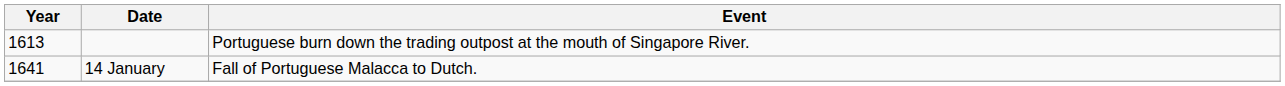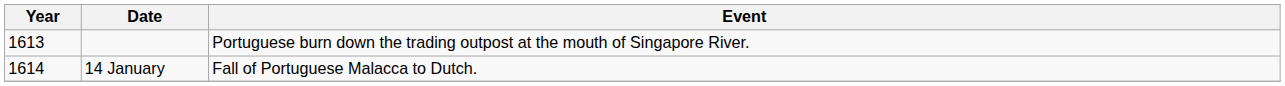(26, 68) 1641 -> (26, 68) 1614
